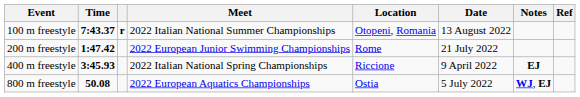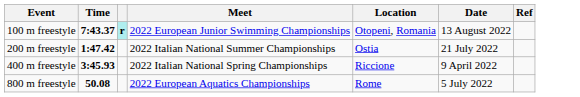- column: (534, 13)
(122, 30) no background -> (122, 30) paleturquoise background
(232, 30) 2022 Italian National Summer Championships -> (240, 30) 2022 European Junior Swimming Championships
(240, 48) 2022 European Junior Swimming Championships -> (232, 48) 2022 Italian National Summer Championships
(368, 48) Rome -> (367, 48) Ostia
(367, 83) Ostia -> (368, 83) Rome
